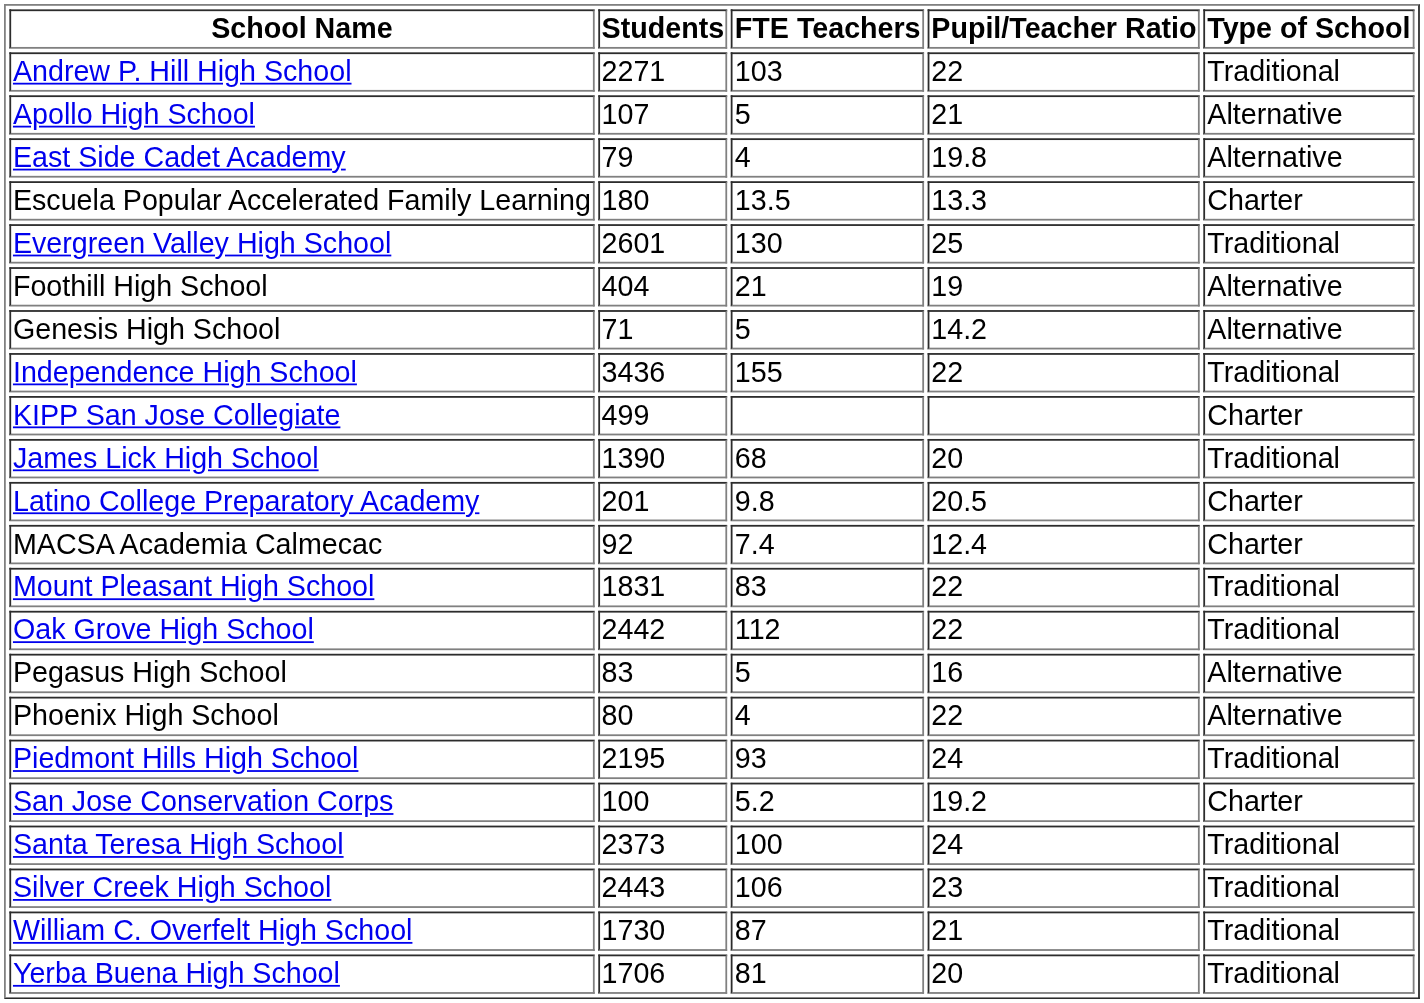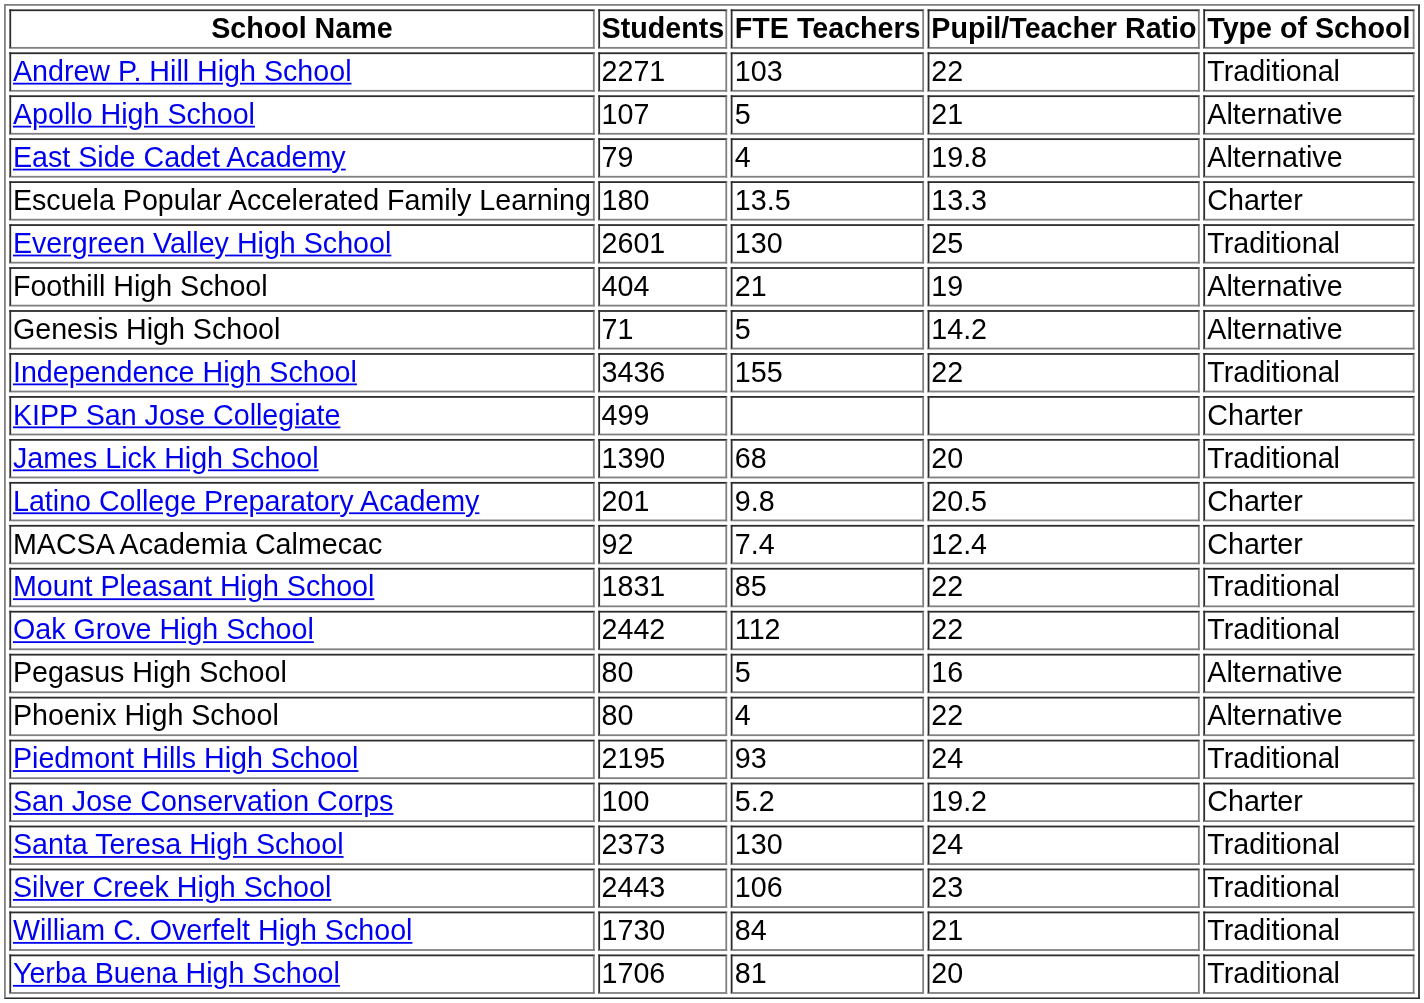(751, 587) 83 -> (751, 587) 85
(618, 673) 83 -> (618, 673) 80
(759, 844) 100 -> (759, 844) 130
(751, 930) 87 -> (751, 930) 84
